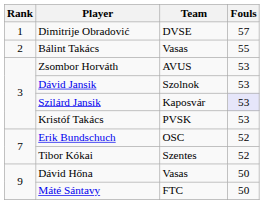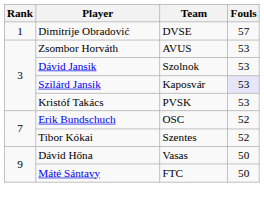- row: (69, 48)
